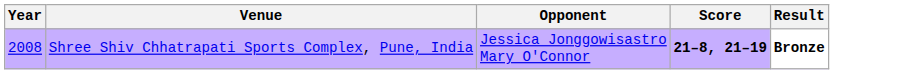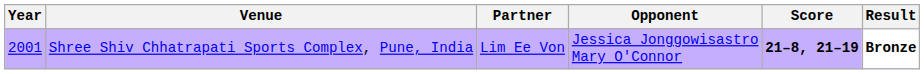+ column: (522, 16)
(25, 48) 2008 -> (25, 48) 2001
